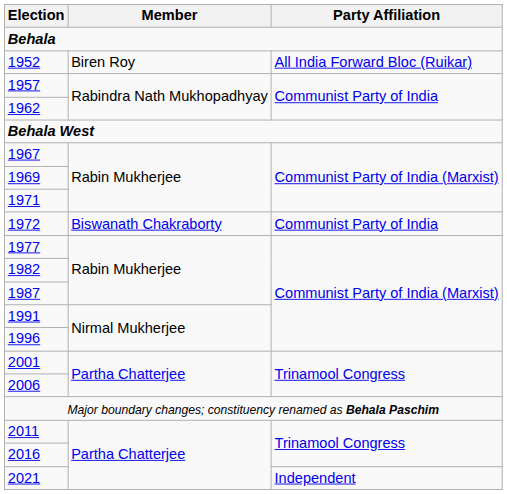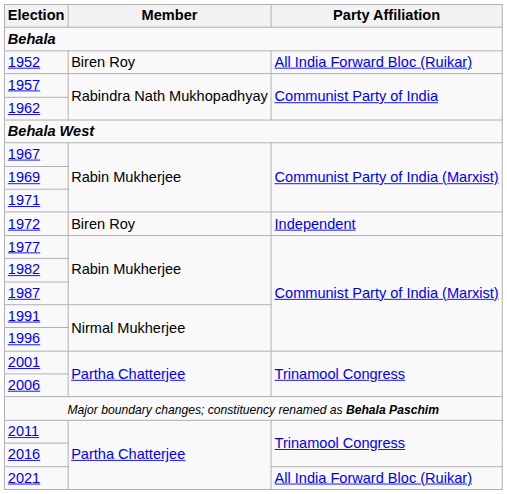(146, 223) Biswanath Chakraborty -> (103, 223) Biren Roy
(356, 223) Communist Party of India -> (315, 223) Independent
(315, 477) Independent -> (373, 477) All India Forward Bloc (Ruikar)
